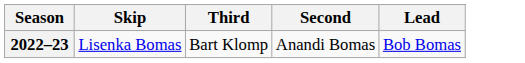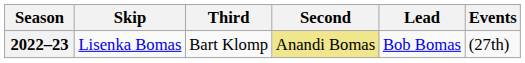+ column: (493, 17)
(326, 44) no background -> (326, 44) khaki background
